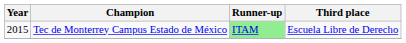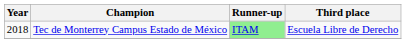(18, 30) 2015 -> (18, 30) 2018
